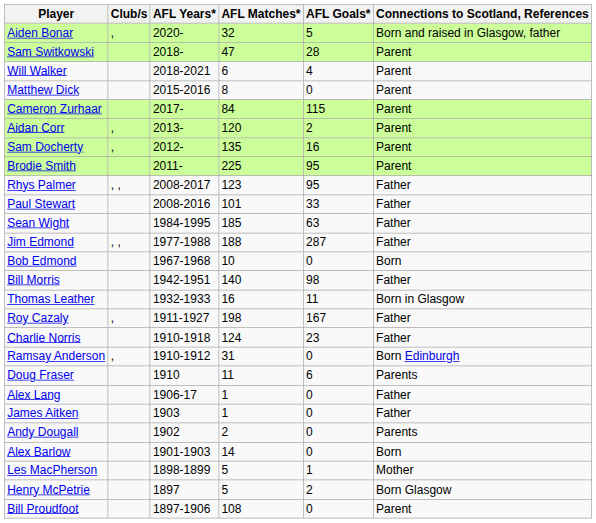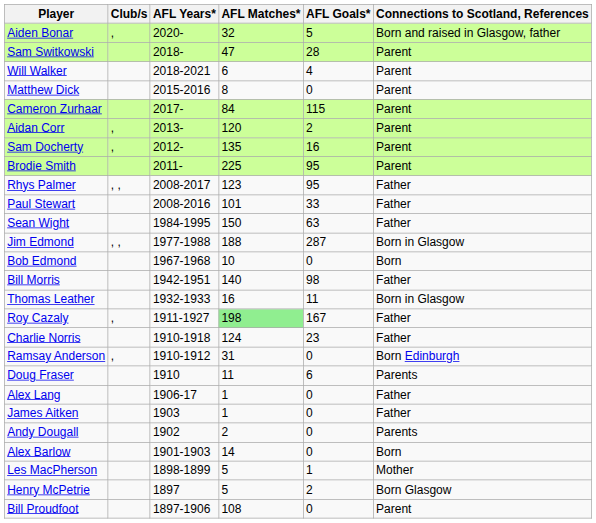(231, 223) 185 -> (231, 223) 150
(393, 242) Father -> (420, 242) Born in Glasgow
(231, 318) no background -> (231, 318) lightgreen background
